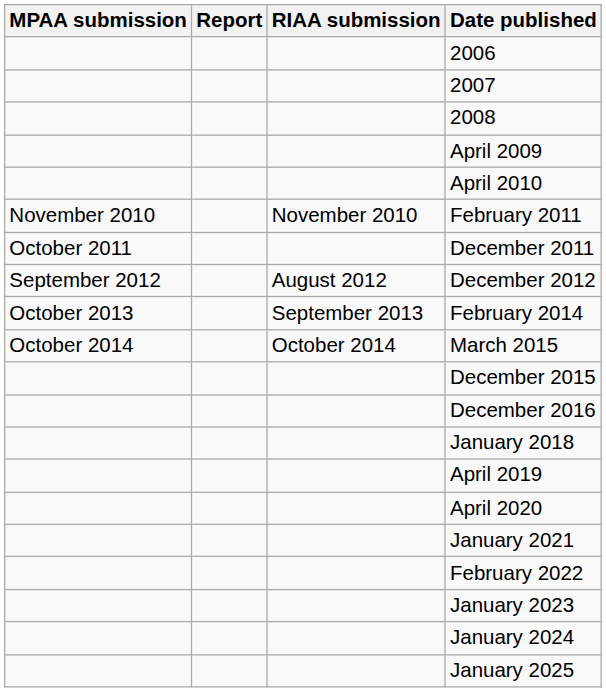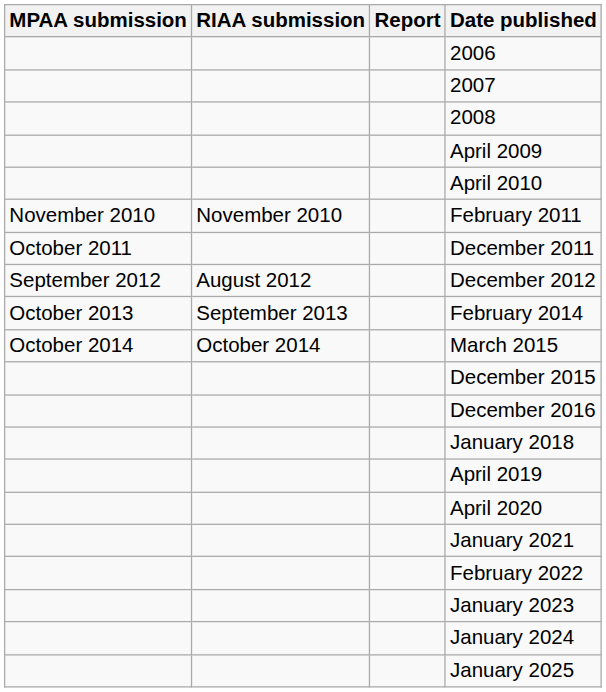columns swapped: (356, 20) <-> (229, 20)
